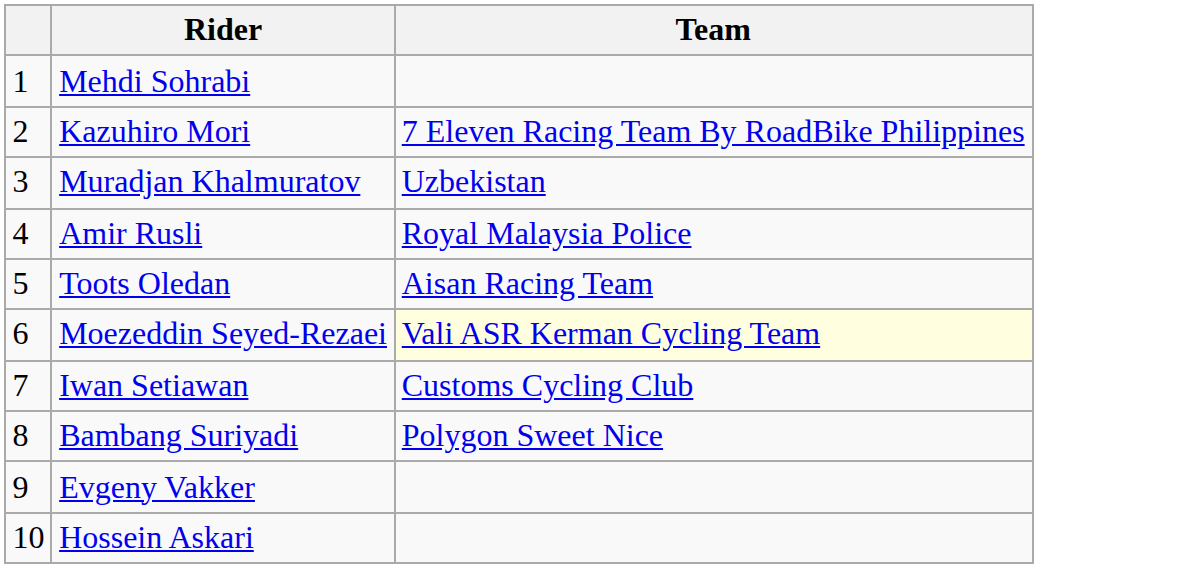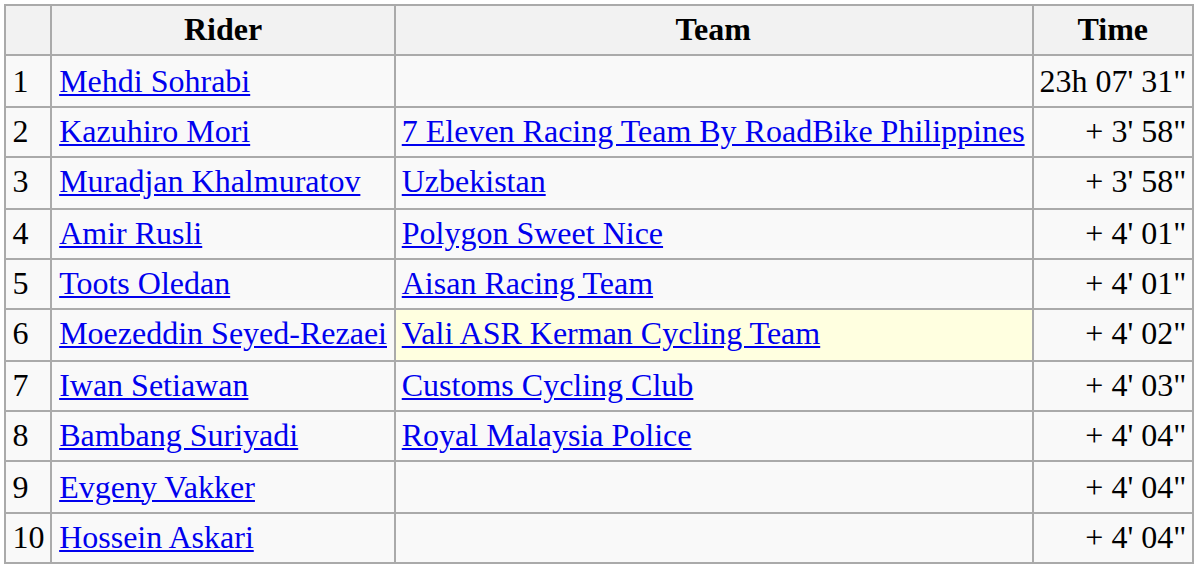+ column: (1113, 29)
(547, 232) Royal Malaysia Police -> (532, 232) Polygon Sweet Nice
(532, 435) Polygon Sweet Nice -> (547, 435) Royal Malaysia Police
